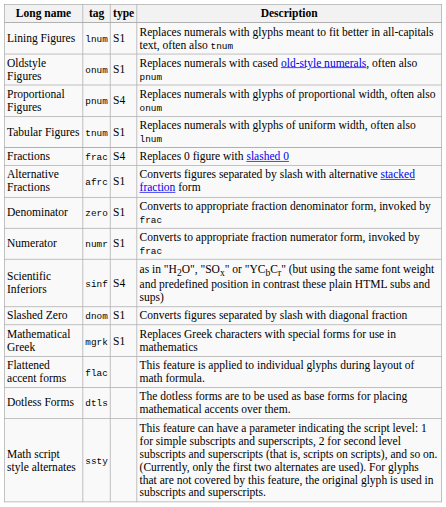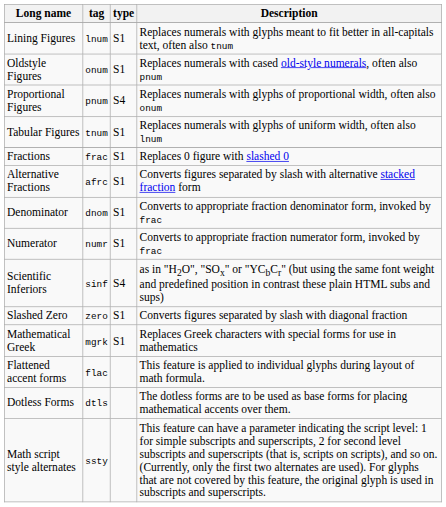(119, 156) S4 -> (119, 156) S1
(97, 214) zero -> (97, 214) dnom
(97, 317) dnom -> (97, 317) zero
